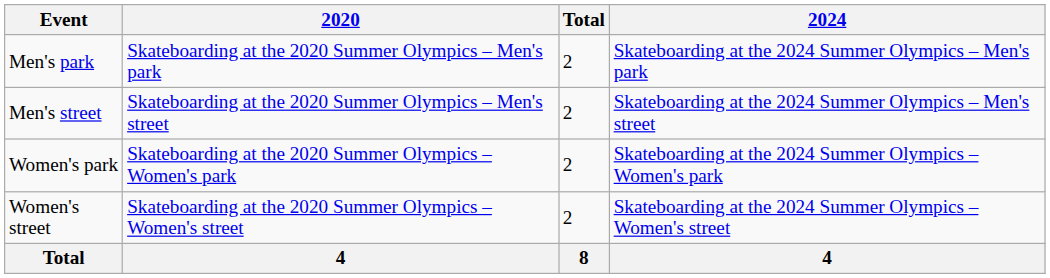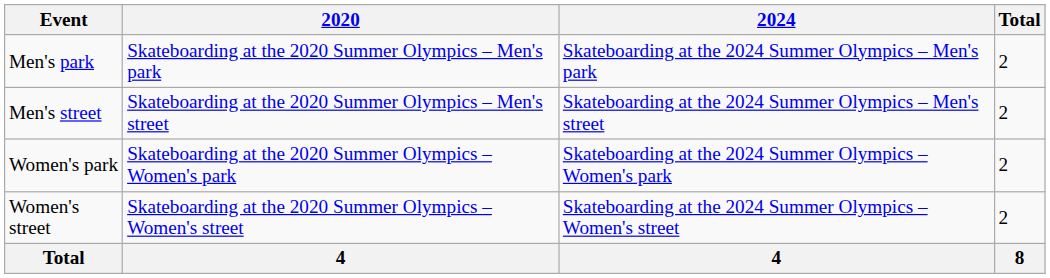columns swapped: (827, 19) <-> (584, 19)
